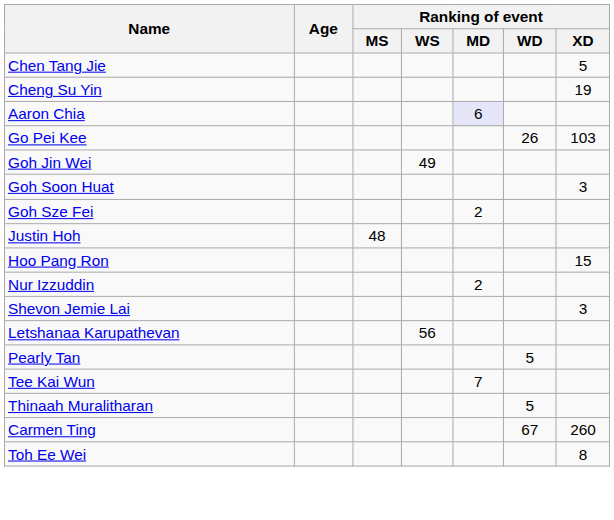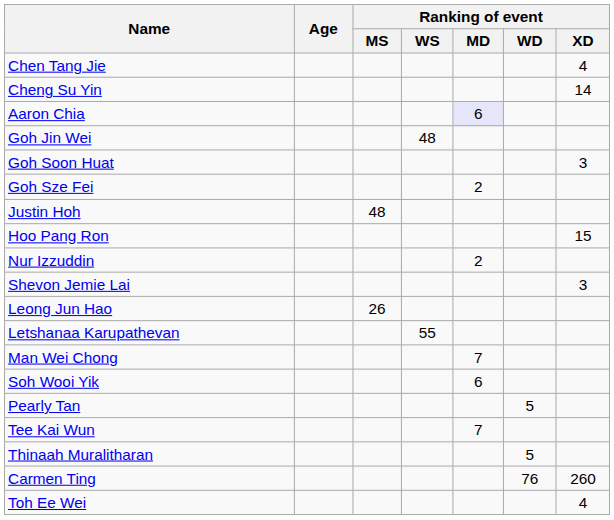(583, 65) 5 -> (583, 65) 4
(583, 90) 19 -> (583, 90) 14
- row: (47, 138)
(427, 163) 49 -> (427, 138) 48
+ row: (60, 308)
(427, 333) 56 -> (427, 333) 55
+ row: (63, 357)
+ row: (54, 381)
(530, 430) 67 -> (530, 479) 76
(583, 454) 8 -> (583, 503) 4
